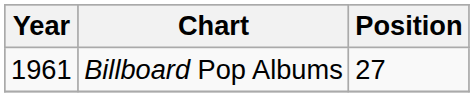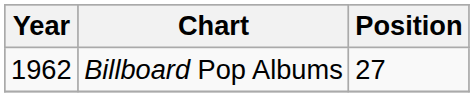(41, 69) 1961 -> (41, 69) 1962
